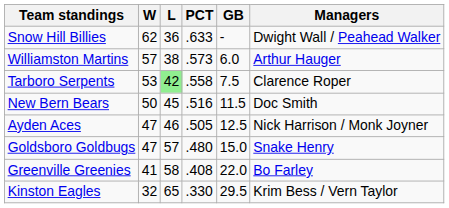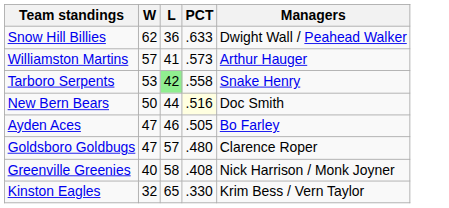- column: (233, 15)
(171, 59) 38 -> (171, 59) 41
(302, 81) Clarence Roper -> (260, 81) Snake Henry
(171, 103) 45 -> (171, 103) 44
(199, 103) no background -> (199, 103) lightyellow background
(341, 125) Nick Harrison / Monk Joyner -> (250, 125) Bo Farley
(294, 147) Snake Henry -> (269, 147) Clarence Roper
(149, 170) 41 -> (149, 170) 40
(283, 170) Bo Farley -> (307, 170) Nick Harrison / Monk Joyner
